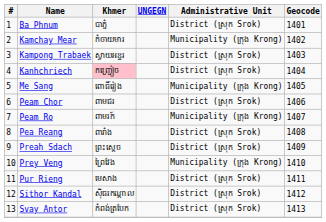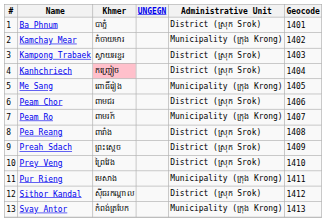(226, 163) Municipality (ក្រុង Krong) -> (216, 163) District (ស្រុក Srok)
(216, 178) District (ស្រុក Srok) -> (226, 178) Municipality (ក្រុង Krong)
(216, 209) District (ស្រុក Srok) -> (226, 209) Municipality (ក្រុង Krong)
